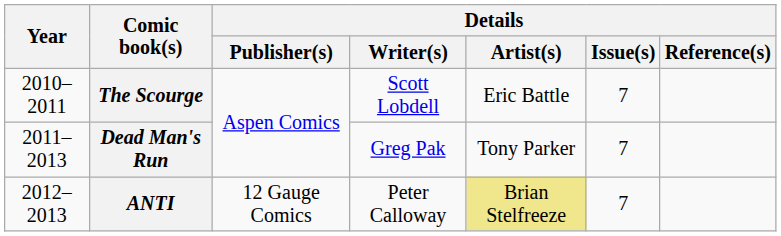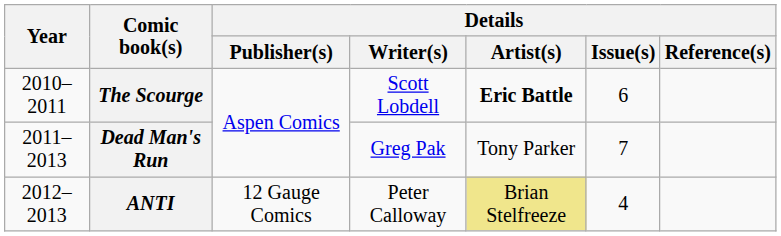(526, 95) normal -> (526, 95) bold
(623, 95) 7 -> (623, 95) 6
(623, 203) 7 -> (623, 203) 4
